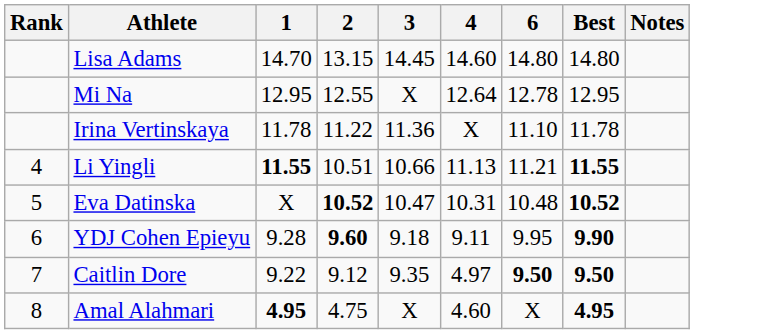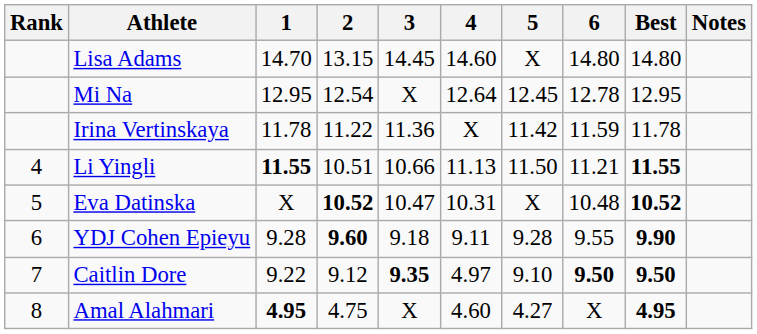+ column: (533, 22)
(348, 94) 12.55 -> (348, 94) 12.54
(533, 130) 11.10 -> (594, 130) 11.59
(533, 238) 9.95 -> (594, 238) 9.55
(409, 274) normal -> (409, 274) bold
